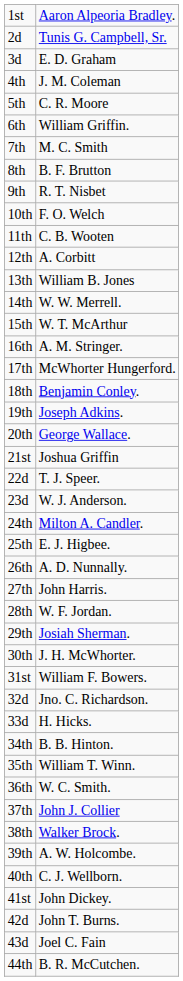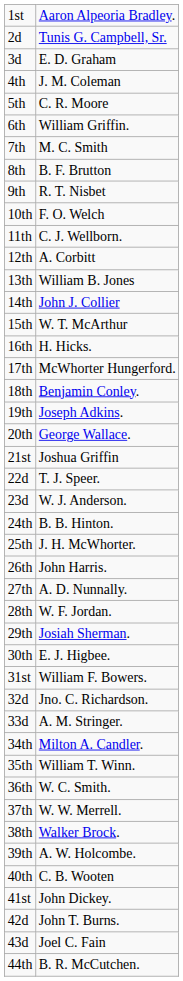(76, 236) C. B. Wooten -> (80, 236) C. J. Wellborn.
(80, 302) W. W. Merrell. -> (79, 302) John J. Collier
(81, 346) A. M. Stringer. -> (65, 346) H. Hicks.
(91, 523) Milton A. Candler. -> (76, 523) B. B. Hinton.
(75, 545) E. J. Higbee. -> (87, 545) J. H. McWhorter.
(83, 567) A. D. Nunnally. -> (73, 567) John Harris.
(73, 589) John Harris. -> (83, 589) A. D. Nunnally.
(87, 655) J. H. McWhorter. -> (75, 655) E. J. Higbee.
(65, 721) H. Hicks. -> (81, 721) A. M. Stringer.
(76, 744) B. B. Hinton. -> (91, 744) Milton A. Candler.
(79, 810) John J. Collier -> (80, 810) W. W. Merrell.
(80, 876) C. J. Wellborn. -> (76, 876) C. B. Wooten
